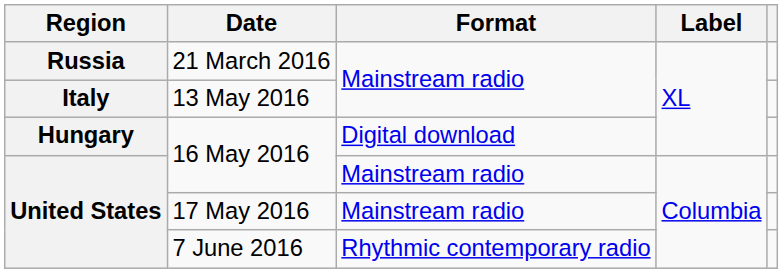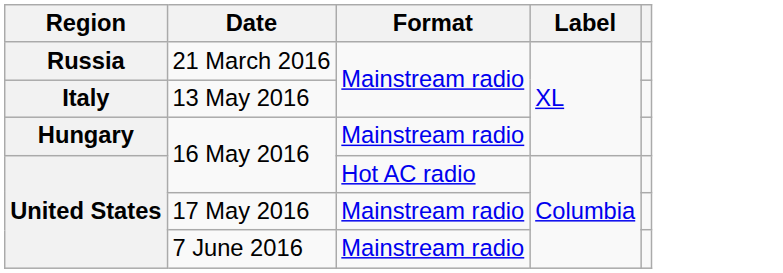(428, 135) Digital download -> (433, 135) Mainstream radio
(433, 173) Mainstream radio -> (408, 173) Hot AC radio
(496, 248) Rhythmic contemporary radio -> (433, 248) Mainstream radio
